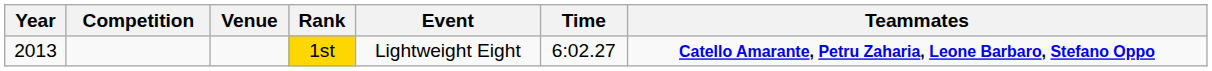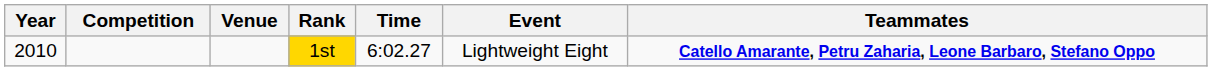columns swapped: (448, 20) <-> (584, 20)
(36, 51) 2013 -> (36, 51) 2010
